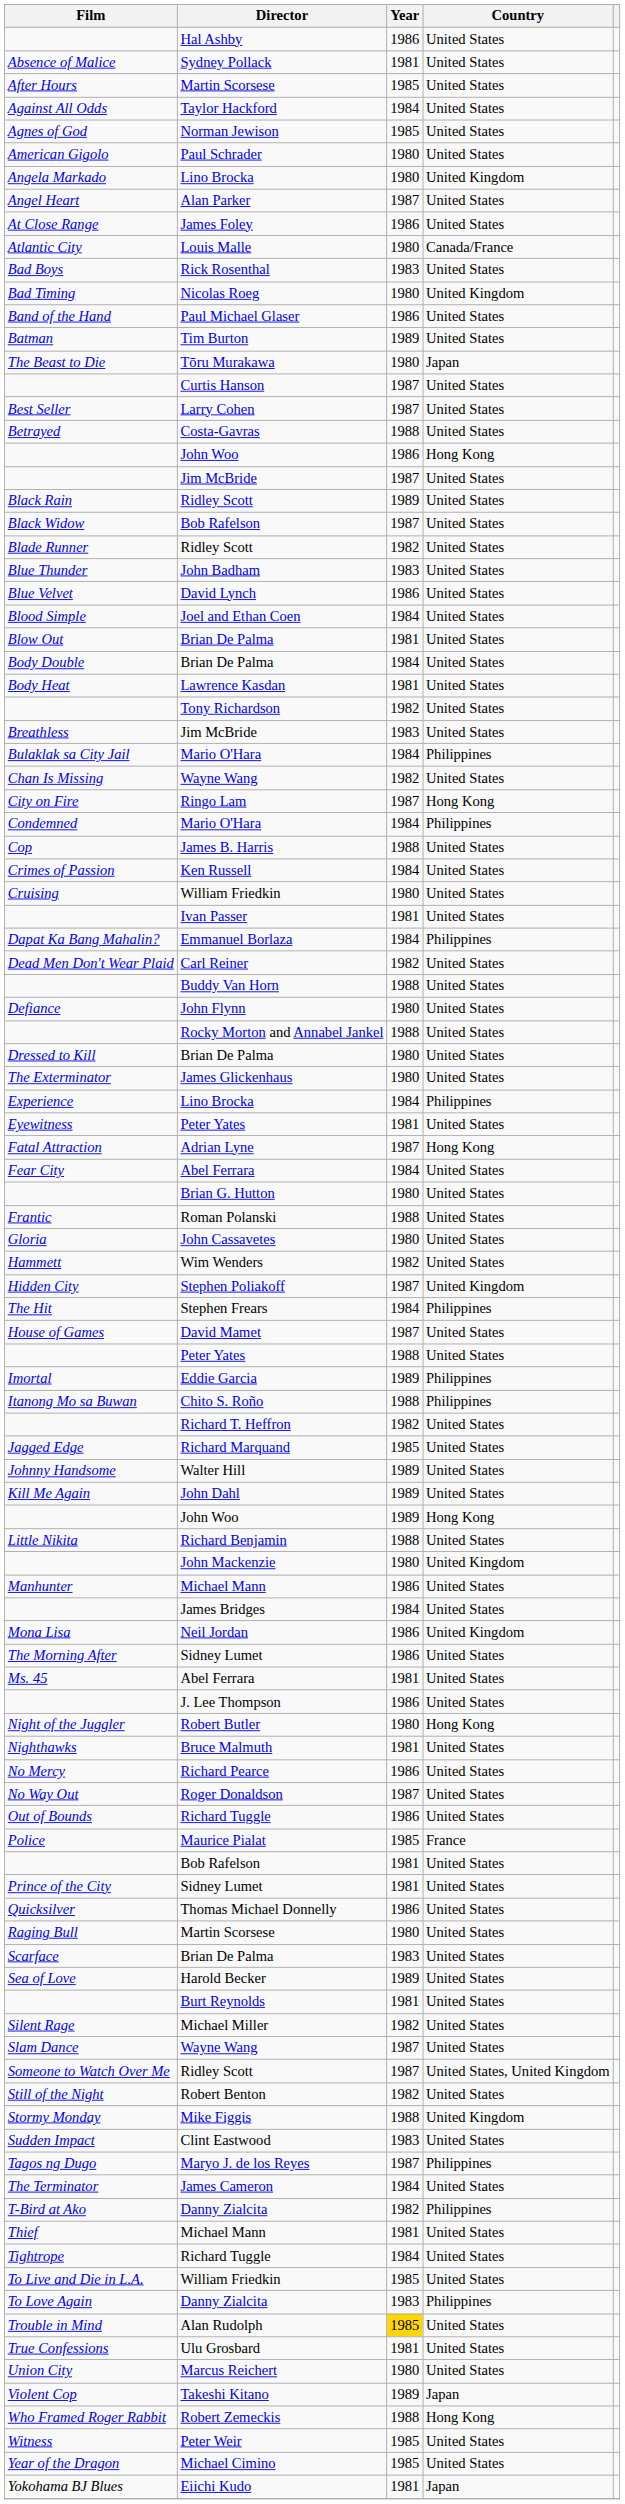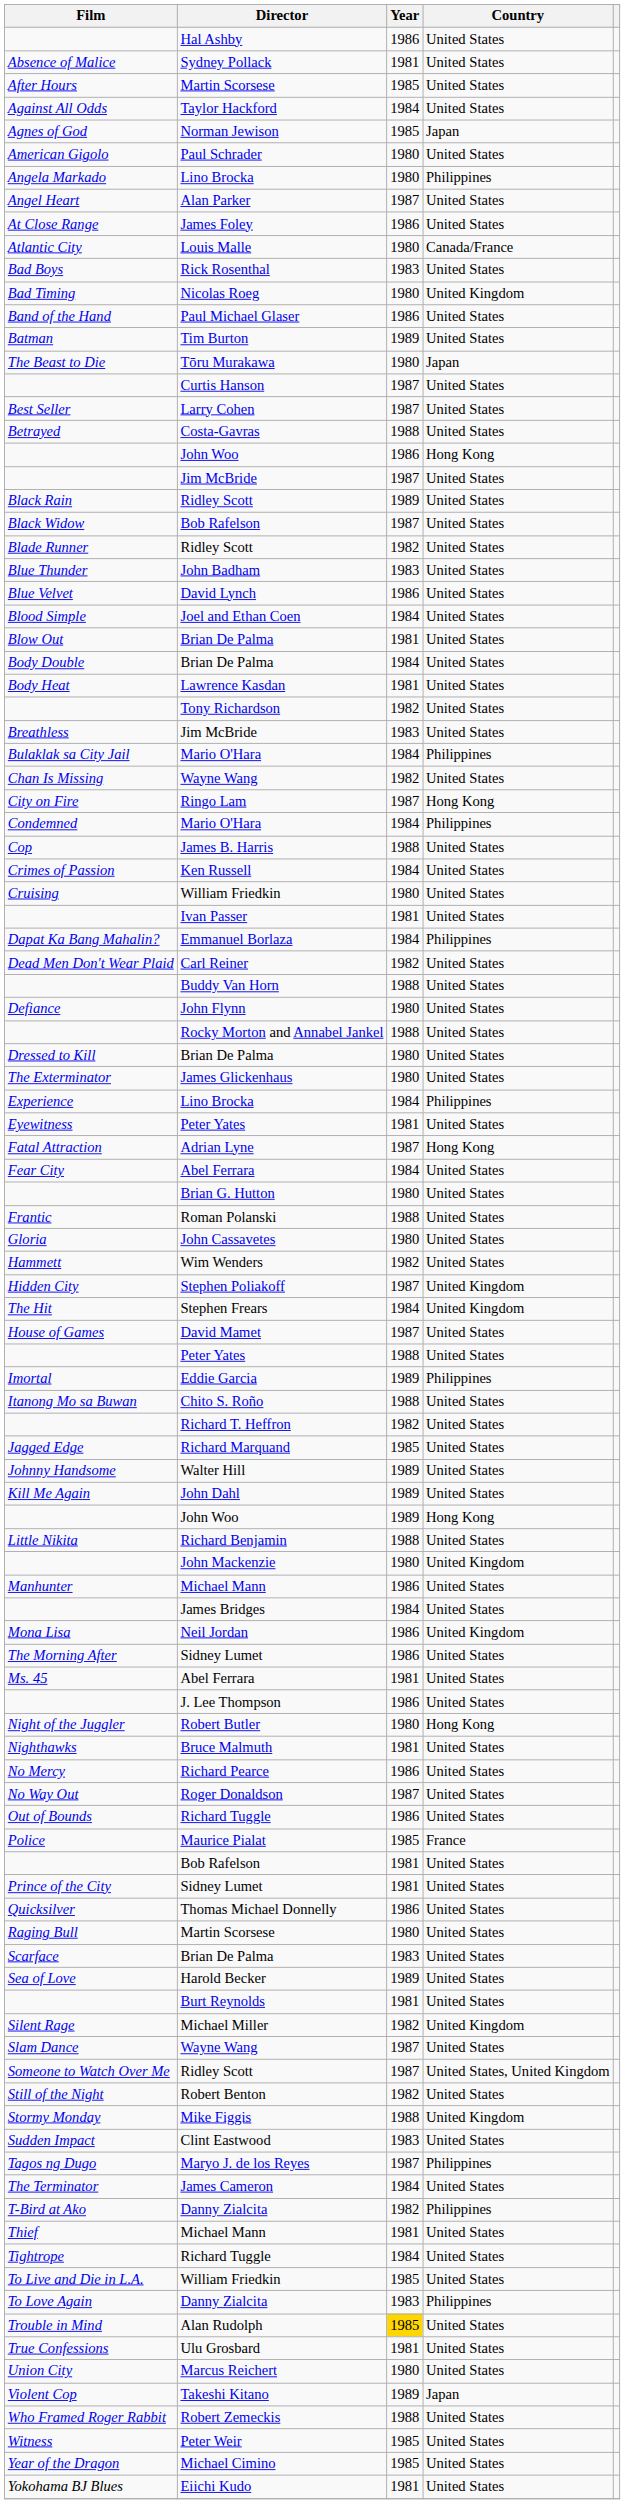(465, 131) United States -> (443, 131) Japan
(475, 177) United Kingdom -> (459, 177) Philippines
(459, 1309) Philippines -> (475, 1309) United Kingdom
(459, 1401) Philippines -> (465, 1401) United States
(465, 2024) United States -> (475, 2024) United Kingdom
(460, 2417) Hong Kong -> (465, 2417) United States
(443, 2486) Japan -> (465, 2486) United States
